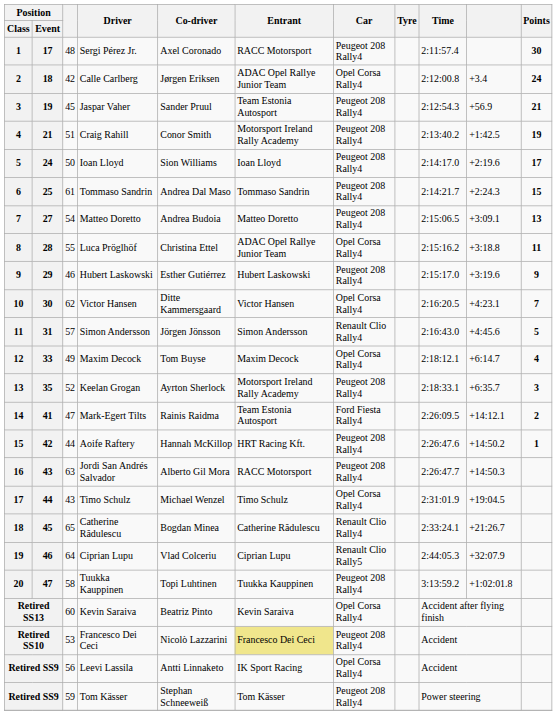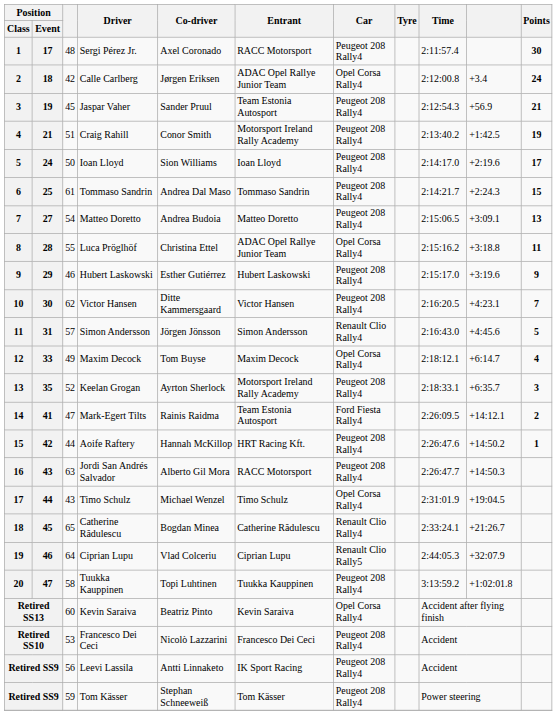(358, 303) Opel Corsa Rally4 -> (360, 303) Peugeot 208 Rally4
(276, 640) khaki background -> (276, 640) no background
(358, 668) Opel Corsa Rally4 -> (360, 668) Peugeot 208 Rally4
